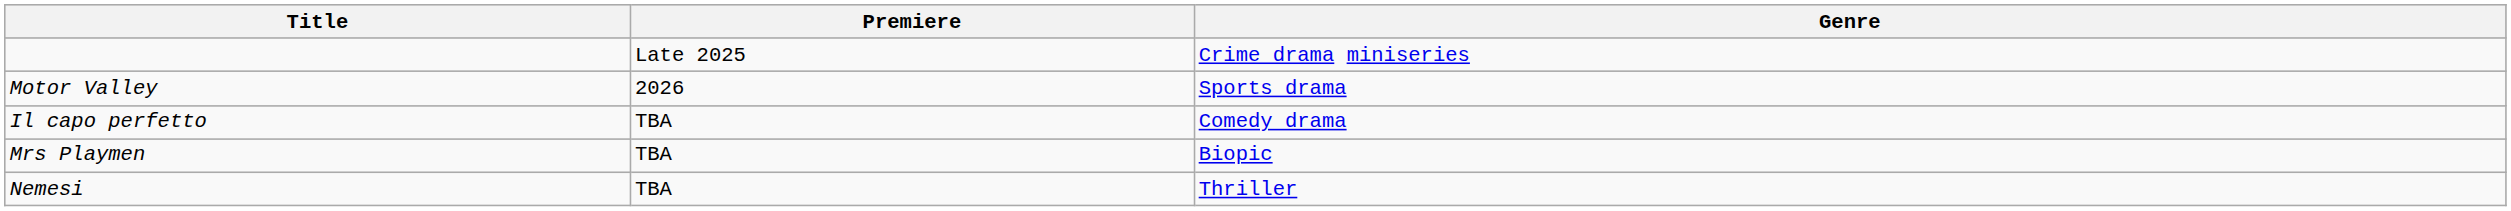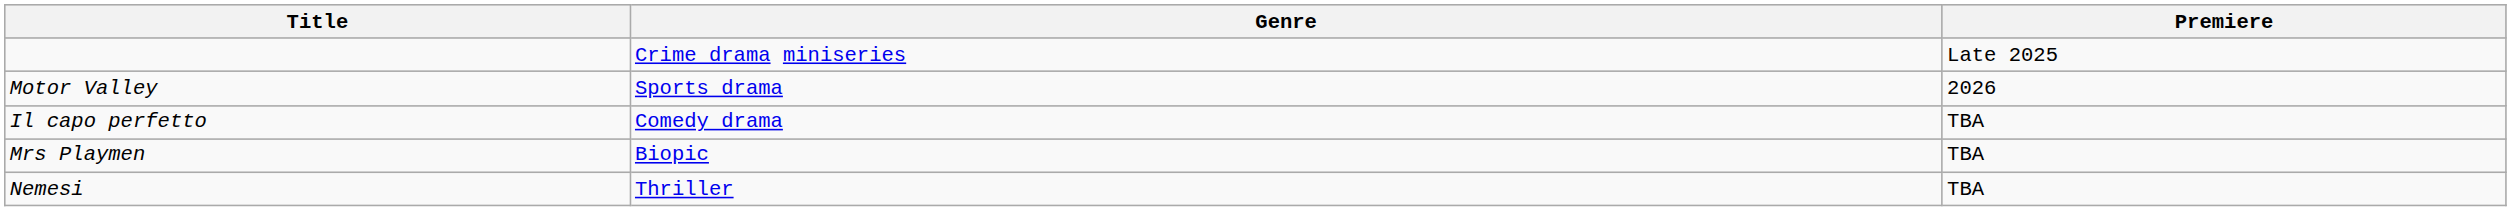columns swapped: (1850, 22) <-> (912, 22)
